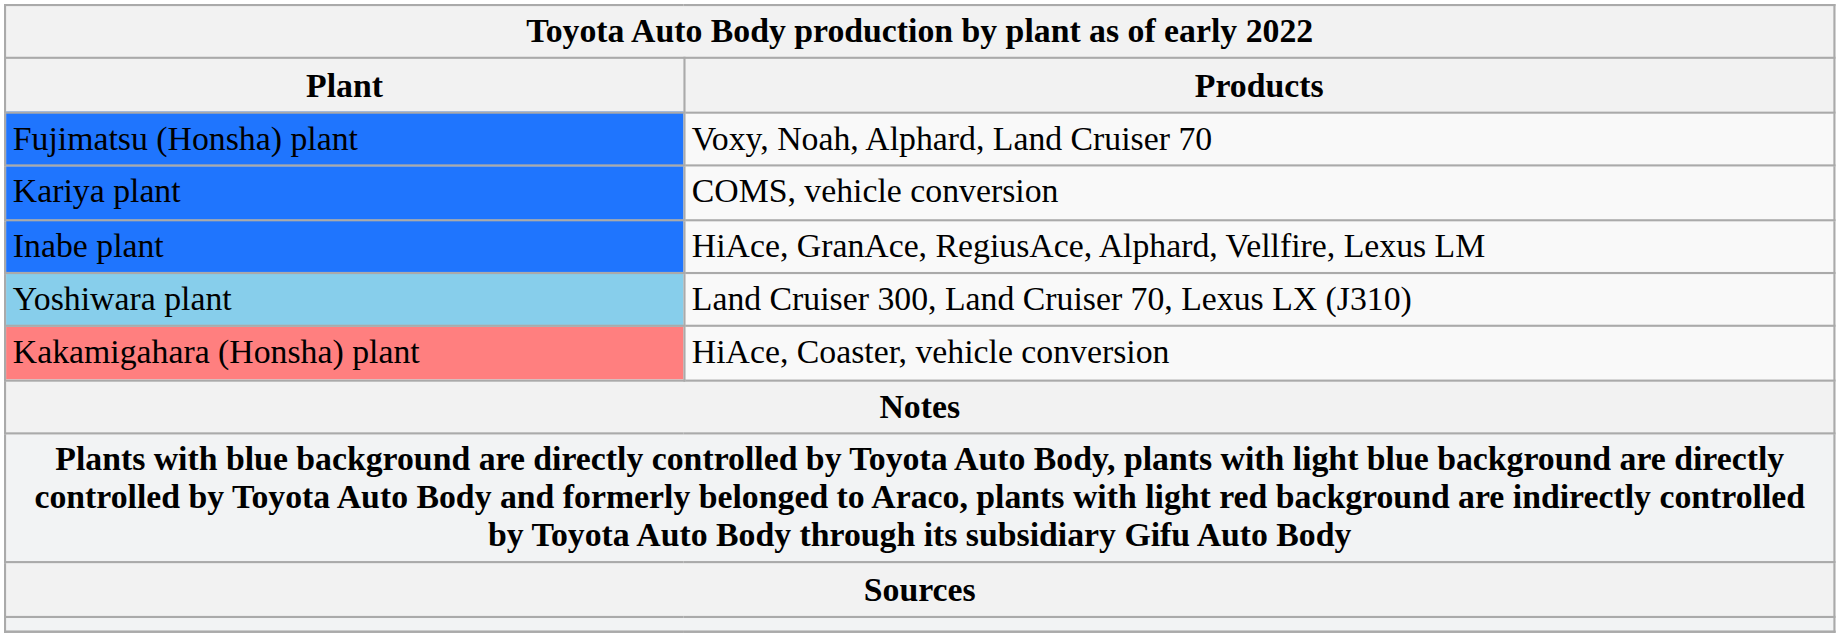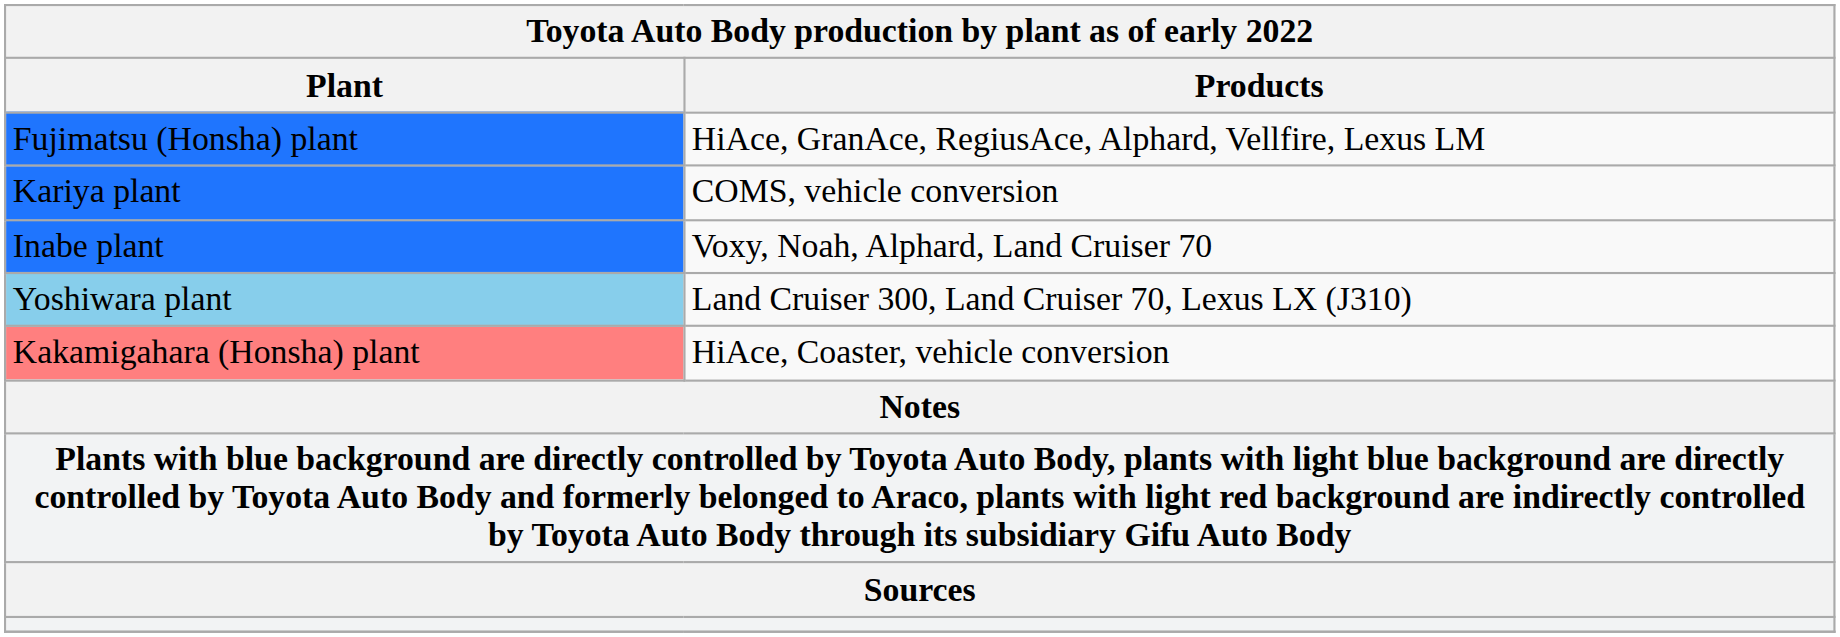(952, 138) Voxy, Noah, Alphard, Land Cruiser 70 -> (1089, 138) HiAce, GranAce, RegiusAce, Alphard, Vellfire, Lexus LM
(1089, 245) HiAce, GranAce, RegiusAce, Alphard, Vellfire, Lexus LM -> (952, 245) Voxy, Noah, Alphard, Land Cruiser 70
